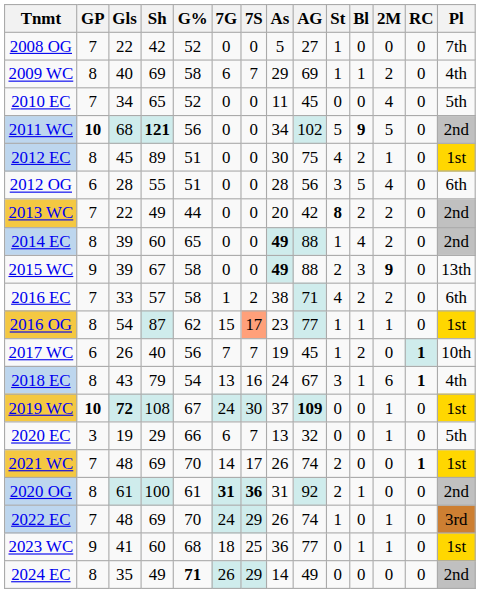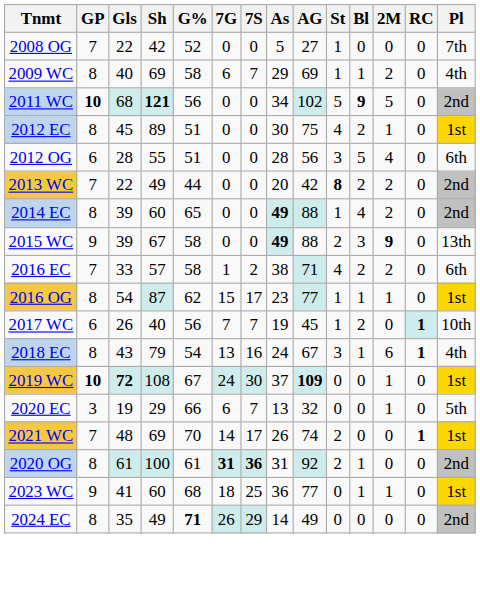- row: (41, 102)
(254, 324) lightsalmon background -> (254, 296) no background
- row: (41, 519)
